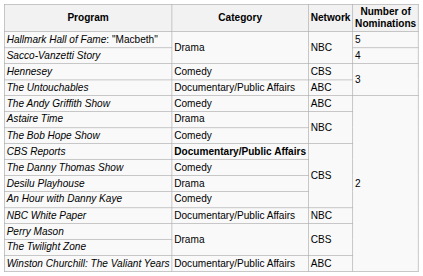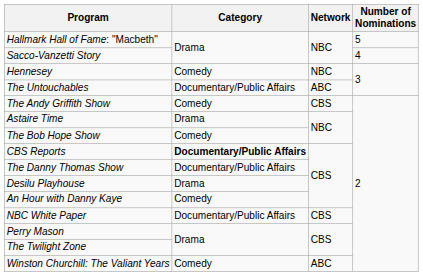(321, 71) CBS -> (321, 71) NBC
(321, 103) ABC -> (321, 103) CBS
(193, 167) Comedy -> (235, 167) Documentary/Public Affairs
(321, 215) NBC -> (321, 215) CBS
(235, 263) Documentary/Public Affairs -> (193, 263) Comedy
